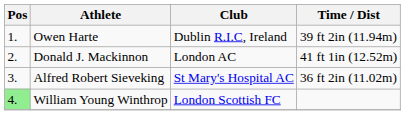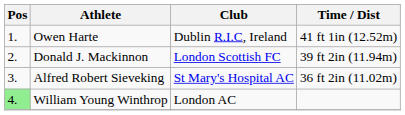(348, 36) 39 ft 2in (11.94m) -> (349, 36) 41 ft 1in (12.52m)
(205, 57) London AC -> (227, 57) London Scottish FC
(349, 57) 41 ft 1in (12.52m) -> (348, 57) 39 ft 2in (11.94m)
(227, 99) London Scottish FC -> (205, 99) London AC
